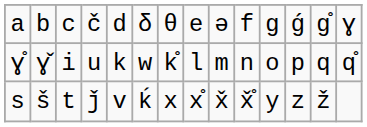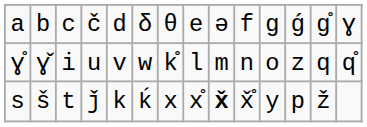(120, 63) k -> (120, 63) v
(298, 63) p -> (298, 63) z
(120, 101) v -> (120, 101) k
(221, 101) normal -> (221, 101) bold
(298, 101) z -> (298, 101) p
